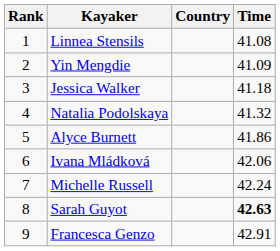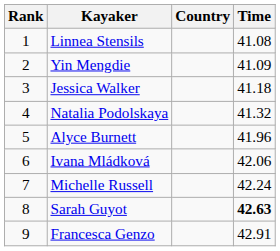(254, 137) 41.86 -> (254, 137) 41.96
